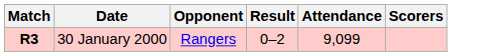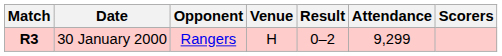+ column: (272, 16)
(342, 39) 9,099 -> (392, 39) 9,299
